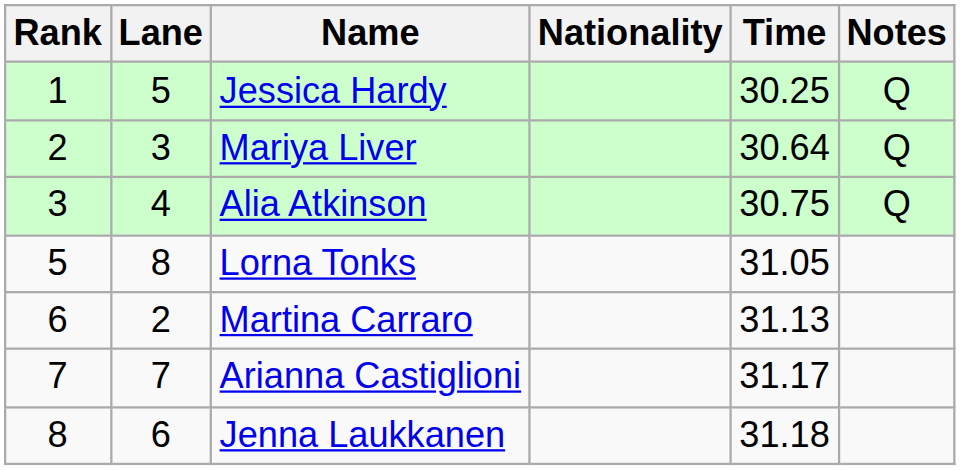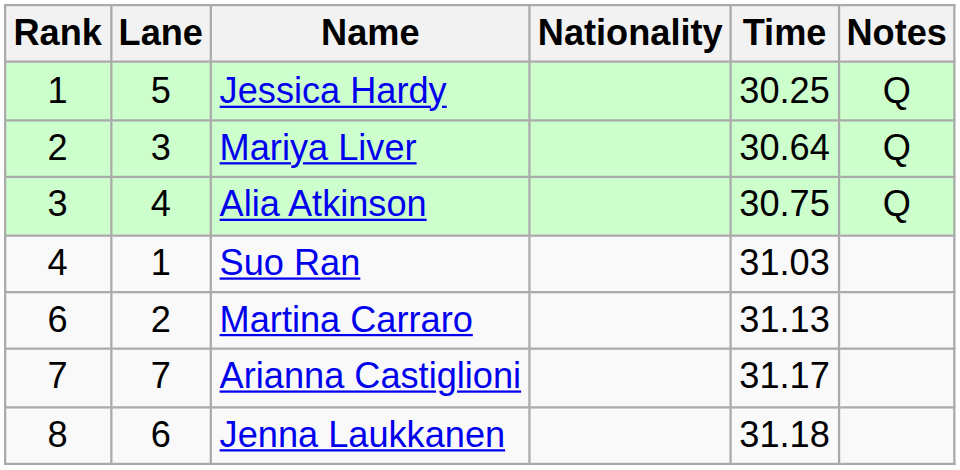+ row: (290, 262)
- row: (318, 262)
